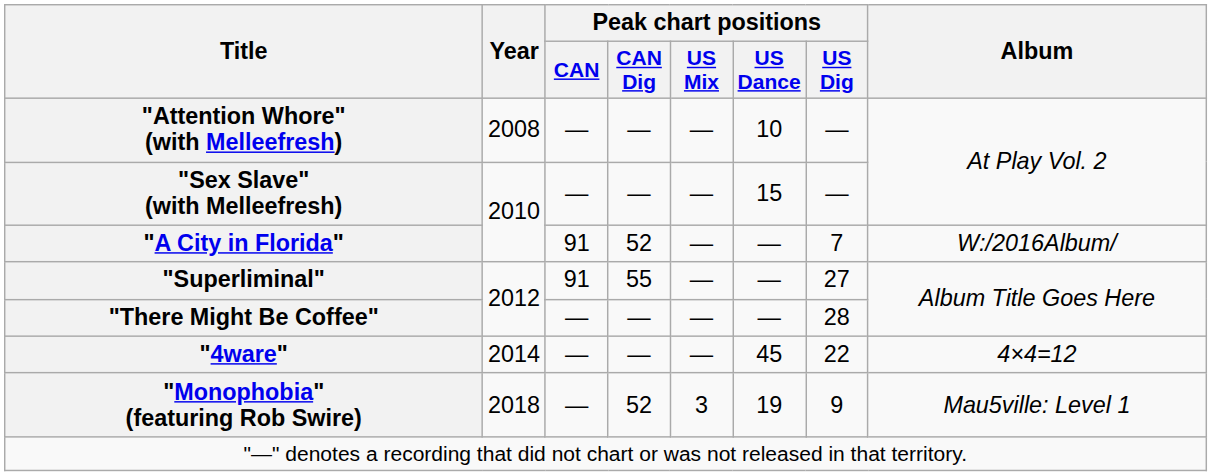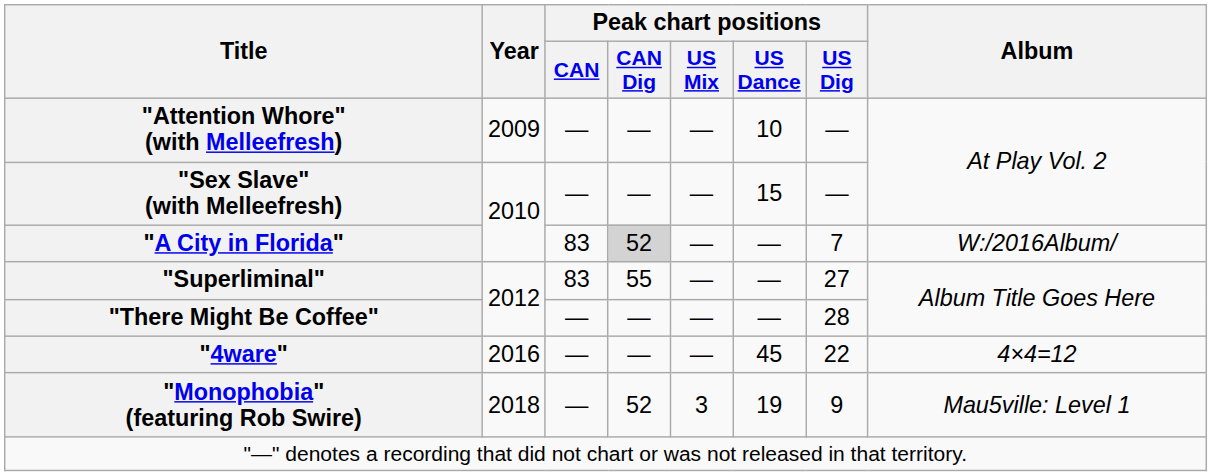(514, 129) 2008 -> (514, 129) 2009
(577, 243) 91 -> (577, 243) 83
(639, 243) no background -> (639, 243) lightgrey background
(577, 280) 91 -> (577, 280) 83
(514, 354) 2014 -> (514, 354) 2016
